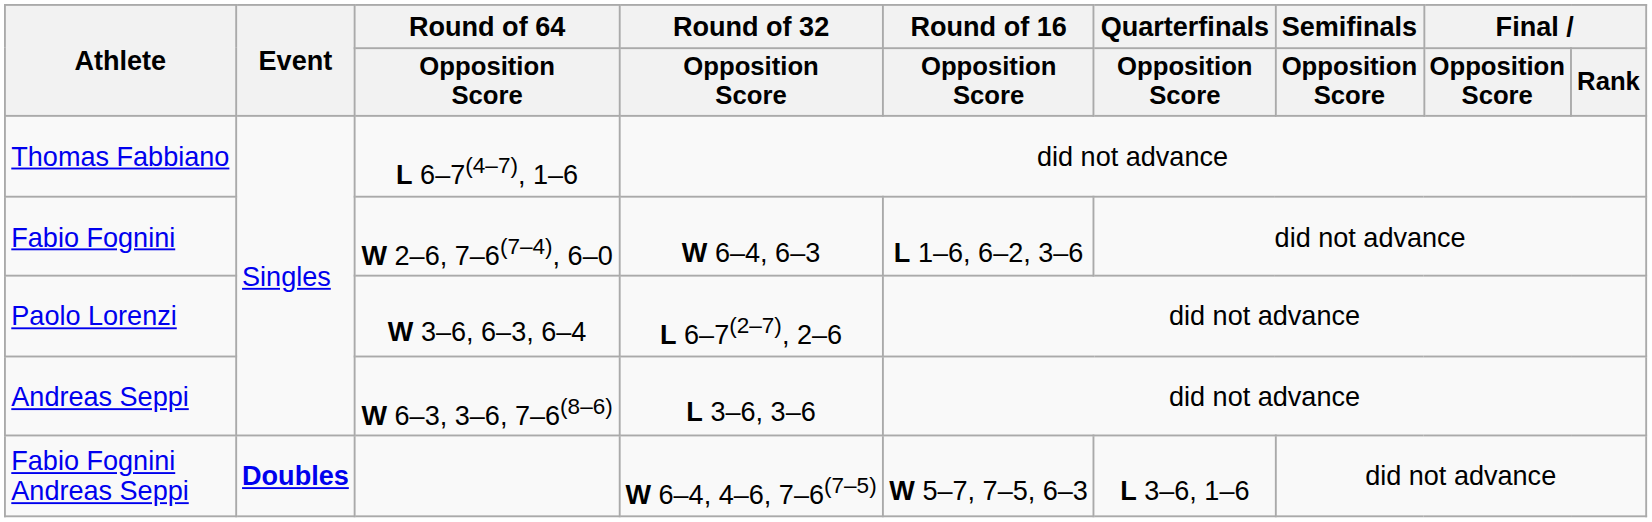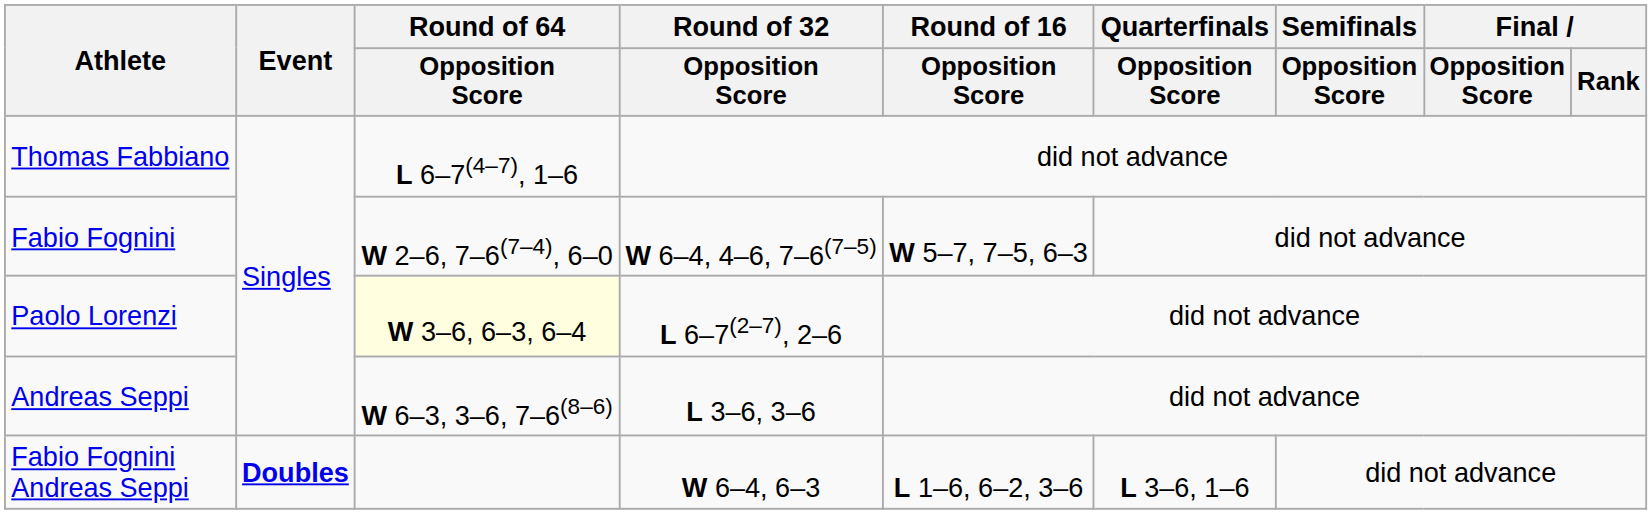(751, 252) W 6–4, 6–3 -> (751, 252) W 6–4, 4–6, 7–6(7–5)
(989, 252) L 1–6, 6–2, 3–6 -> (989, 252) W 5–7, 7–5, 6–3
(487, 332) no background -> (487, 332) lightyellow background
(751, 492) W 6–4, 4–6, 7–6(7–5) -> (751, 488) W 6–4, 6–3
(989, 492) W 5–7, 7–5, 6–3 -> (989, 488) L 1–6, 6–2, 3–6
